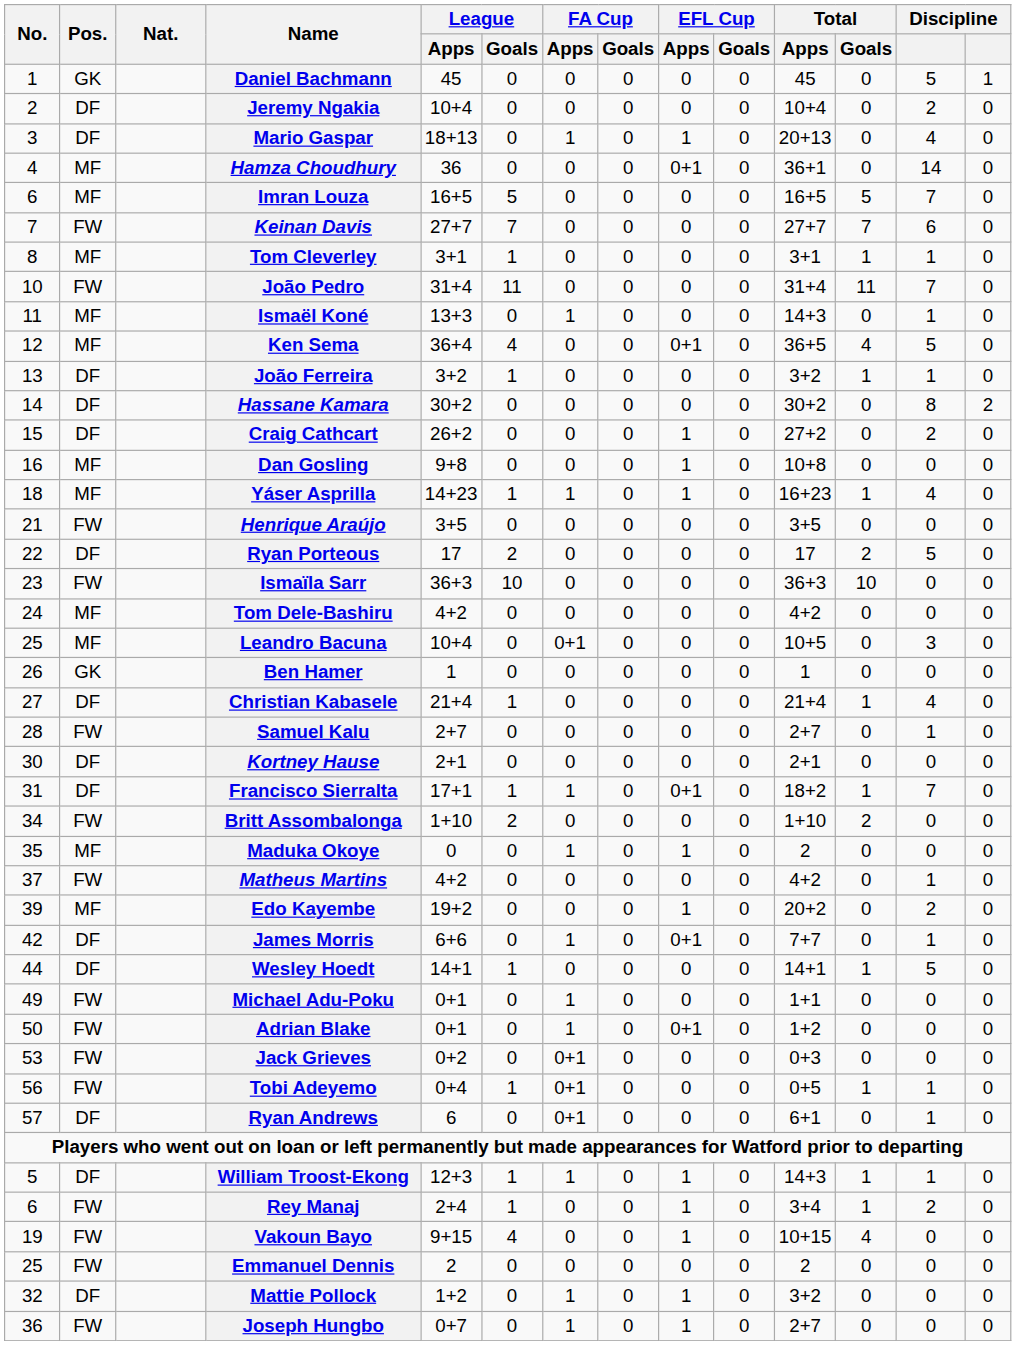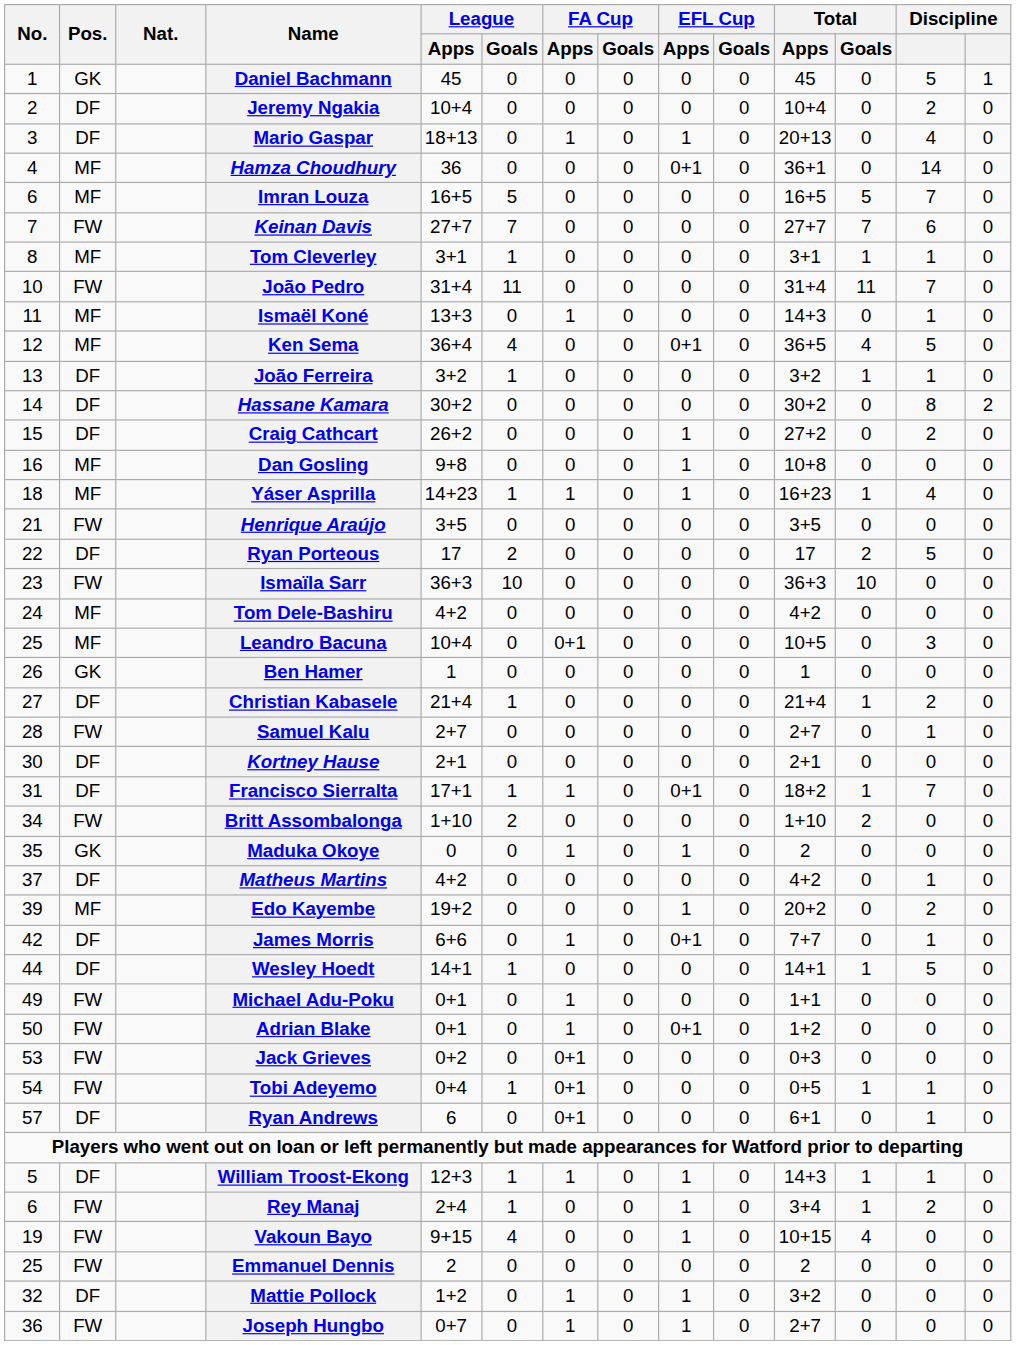(931, 702) 4 -> (931, 702) 2
(88, 850) MF -> (88, 850) GK
(88, 880) FW -> (88, 880) DF
(32, 1088) 56 -> (32, 1088) 54
